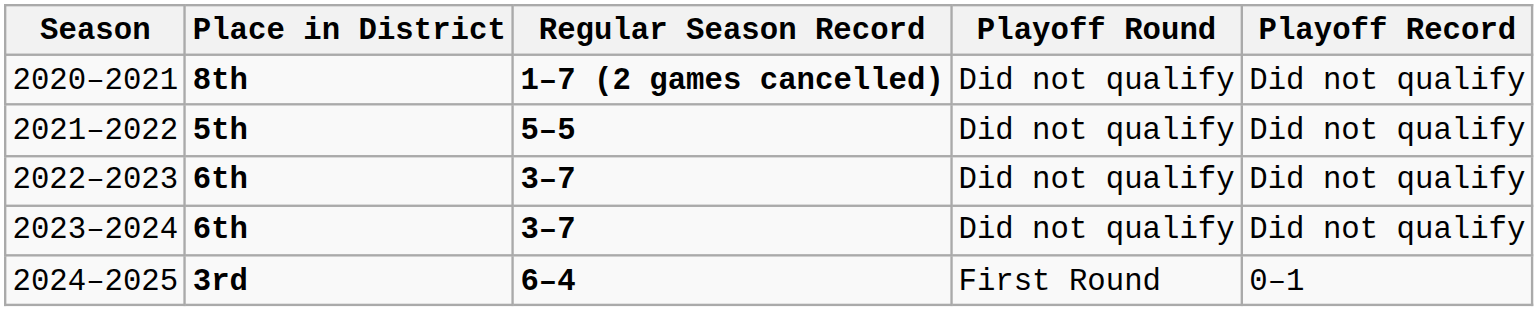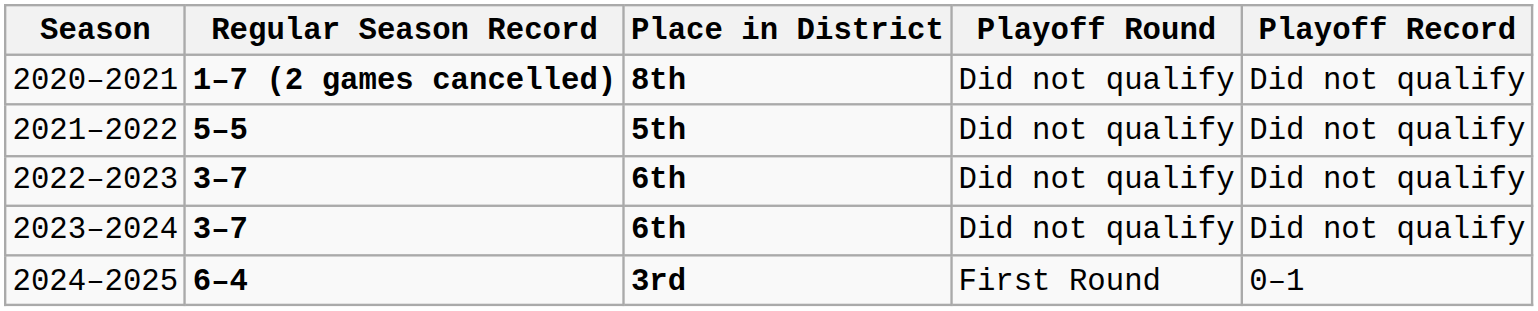columns swapped: (349, 30) <-> (732, 30)
